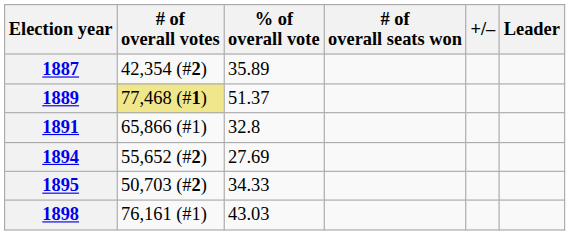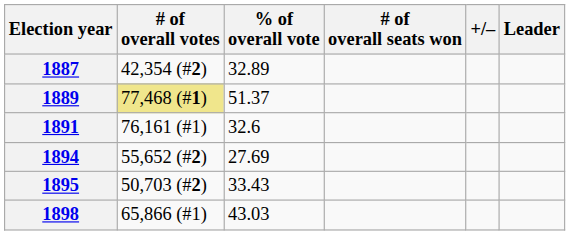(249, 68) 35.89 -> (249, 68) 32.89
(164, 127) 65,866 (#1) -> (164, 127) 76,161 (#1)
(244, 127) 32.8 -> (244, 127) 32.6
(249, 185) 34.33 -> (249, 185) 33.43
(164, 214) 76,161 (#1) -> (164, 214) 65,866 (#1)
